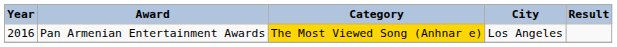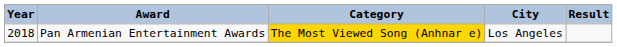(21, 33) 2016 -> (21, 33) 2018
